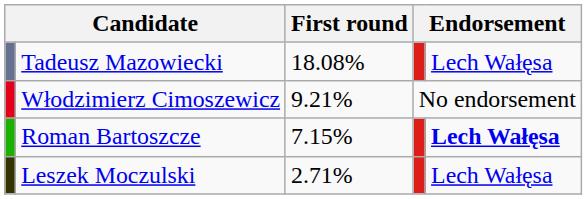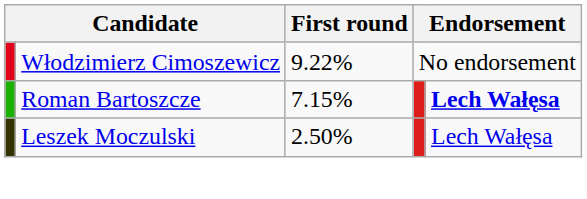- row: (122, 61)
(322, 99) 9.21% -> (322, 61) 9.22%
(322, 174) 2.71% -> (322, 136) 2.50%
